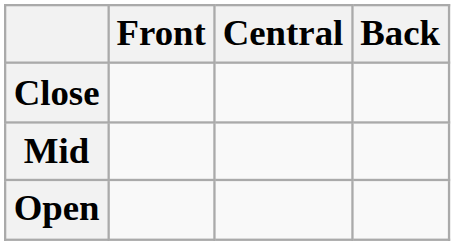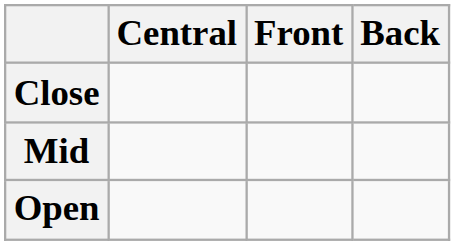columns swapped: (161, 33) <-> (283, 33)
